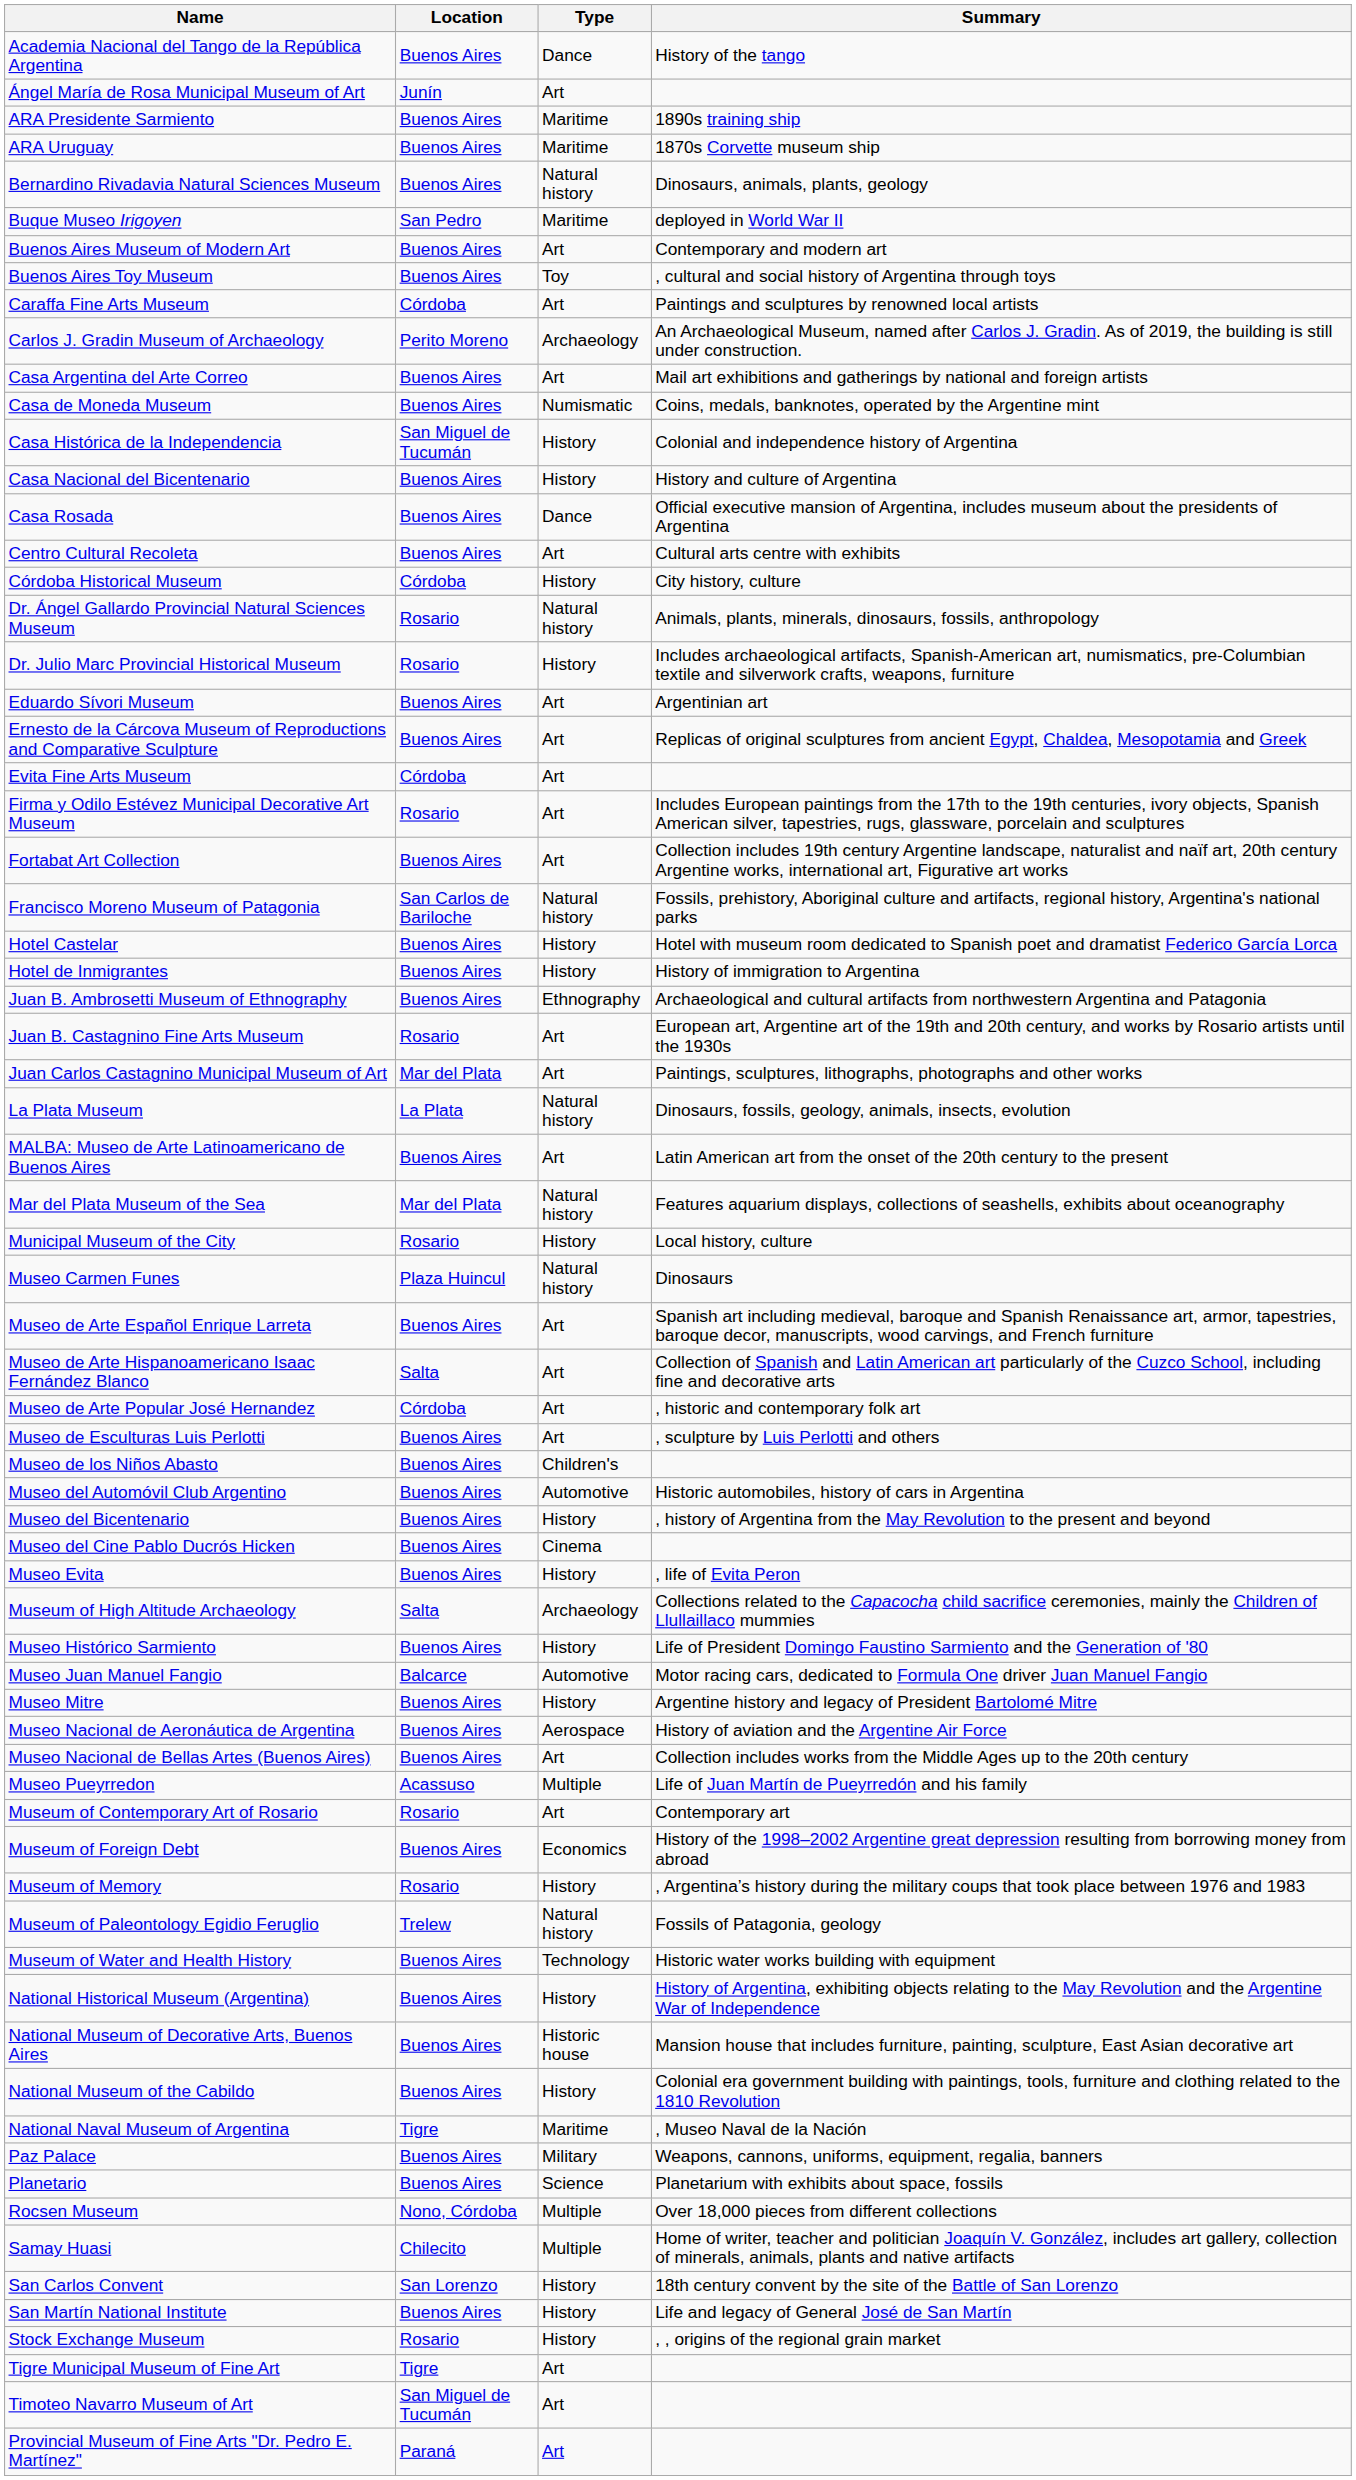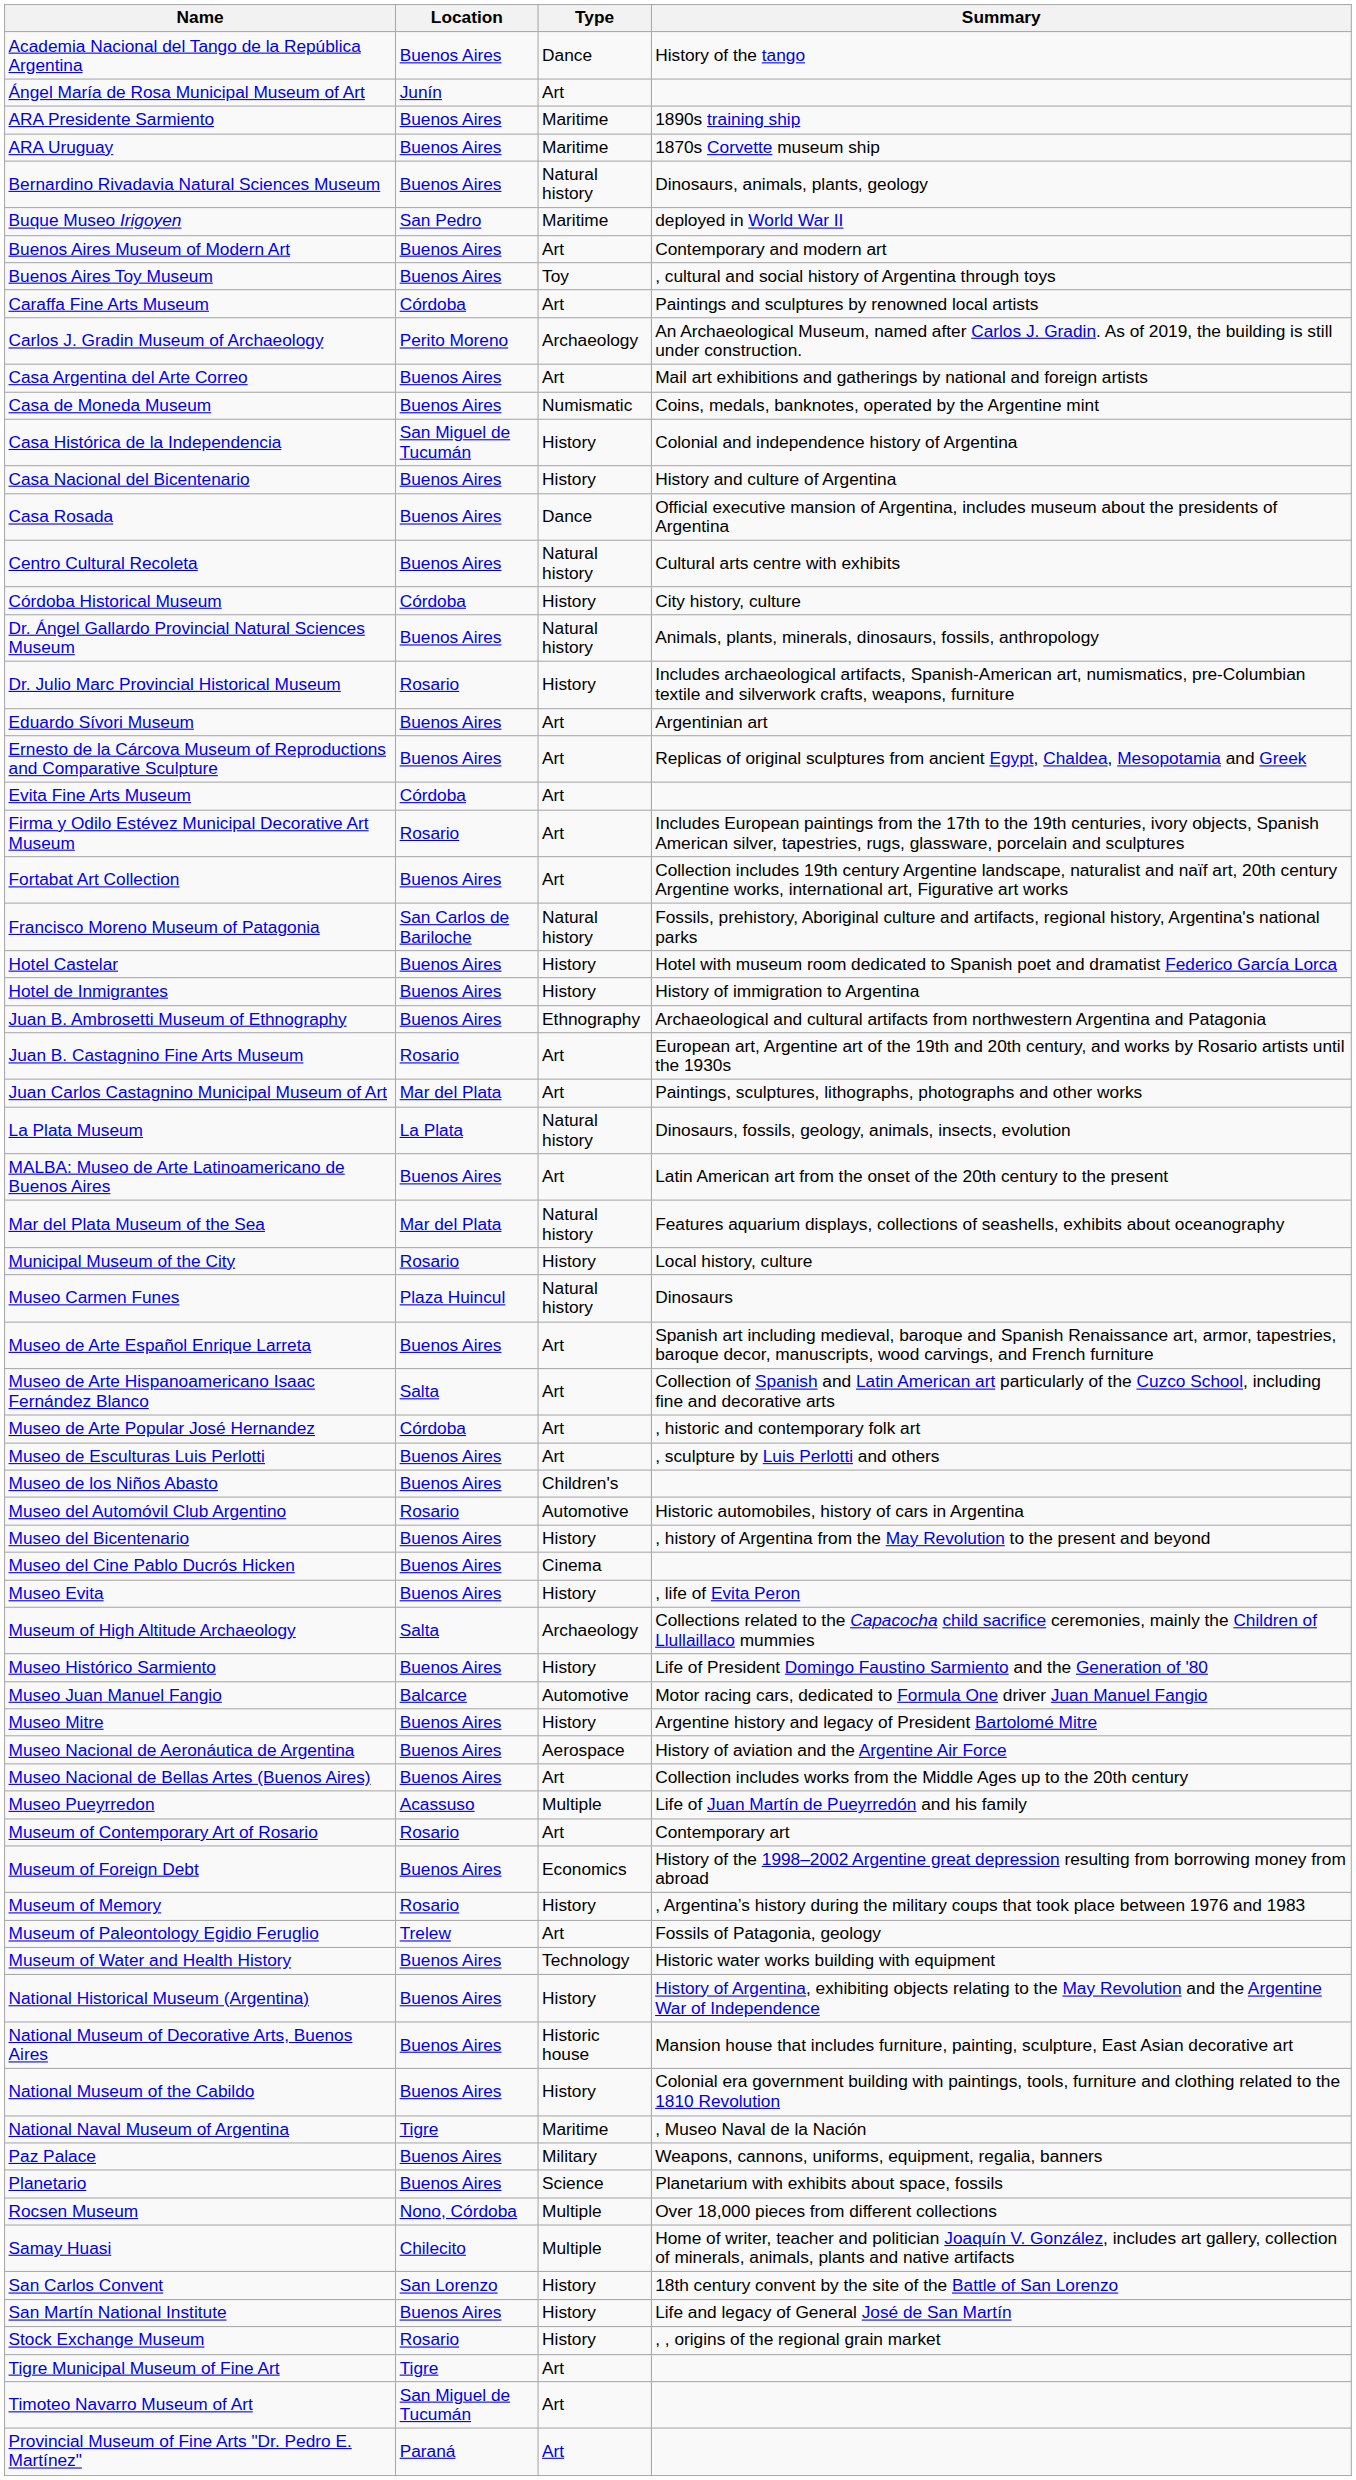(553, 553) Art -> (570, 563) Natural history
(429, 618) Rosario -> (451, 637) Buenos Aires
(451, 1491) Buenos Aires -> (429, 1511) Rosario
(570, 1923) Natural history -> (553, 1933) Art
